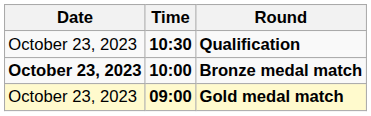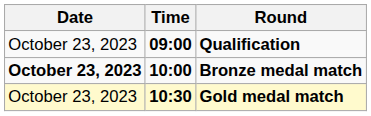(171, 44) 10:30 -> (171, 44) 09:00
(171, 96) 09:00 -> (171, 96) 10:30
